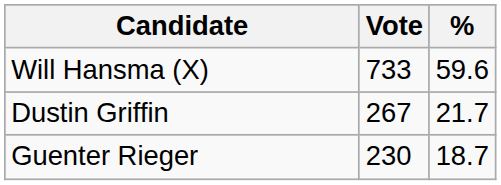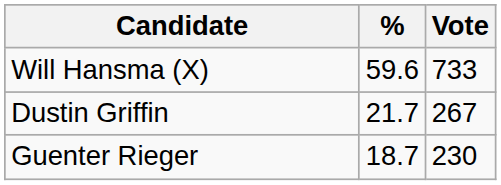columns swapped: (394, 26) <-> (462, 26)
